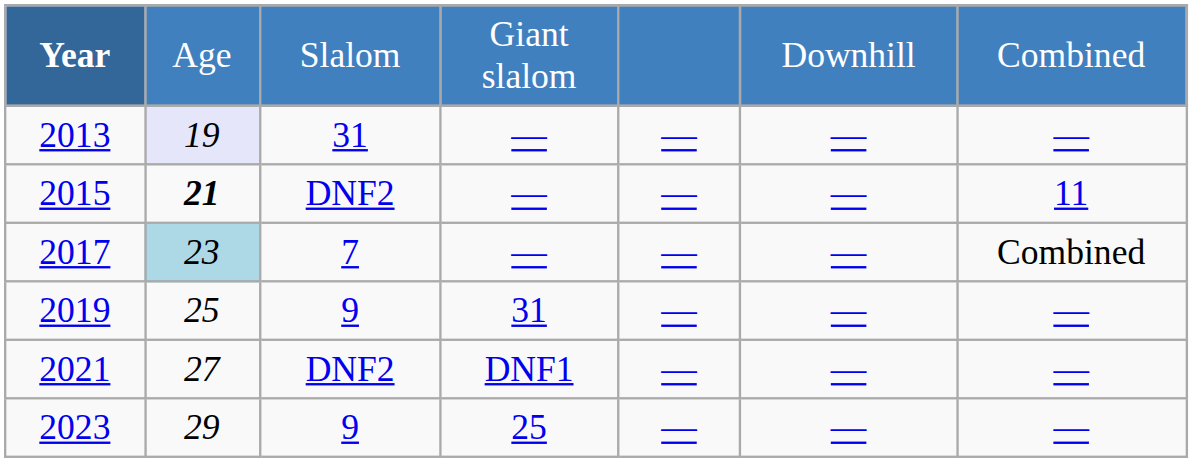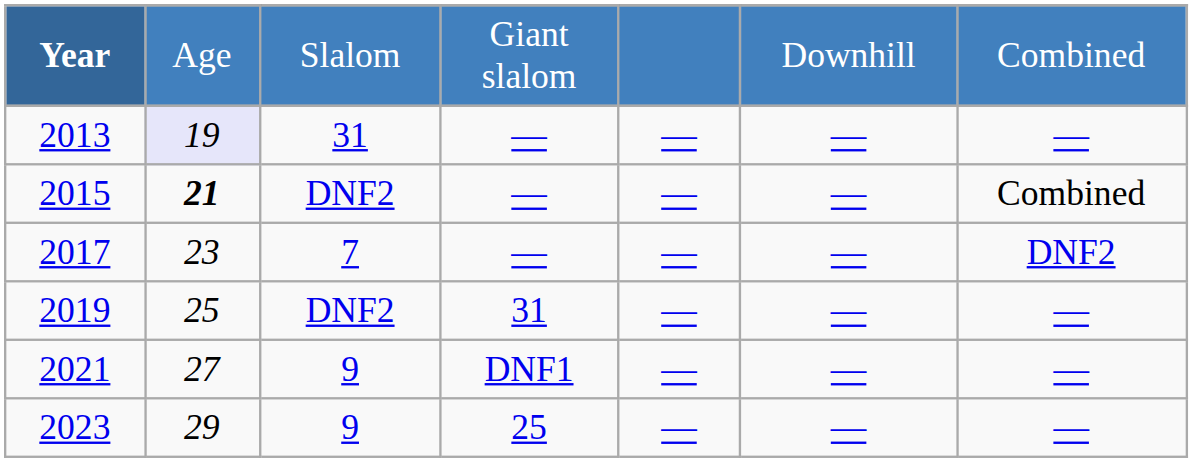(1071, 193) 11 -> (1071, 193) Combined
(202, 252) lightblue background -> (202, 252) no background
(1071, 252) Combined -> (1071, 252) DNF2
(350, 310) 9 -> (350, 310) DNF2
(350, 369) DNF2 -> (350, 369) 9
